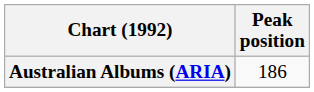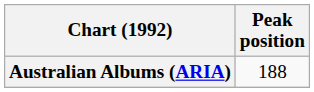(272, 71) 186 -> (272, 71) 188
